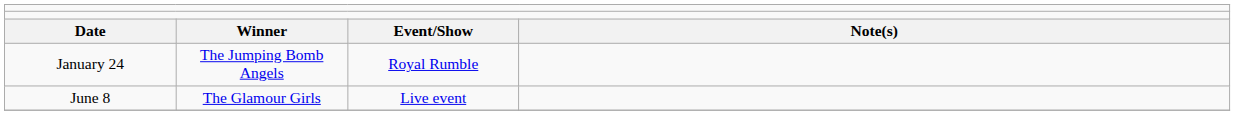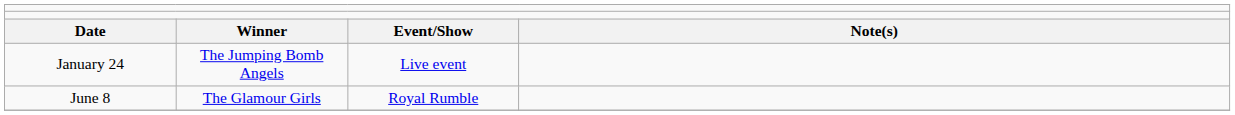(433, 64) Royal Rumble -> (433, 64) Live event
(433, 97) Live event -> (433, 97) Royal Rumble
